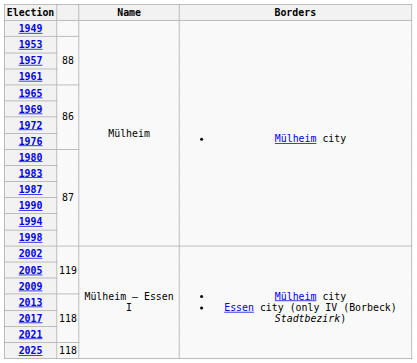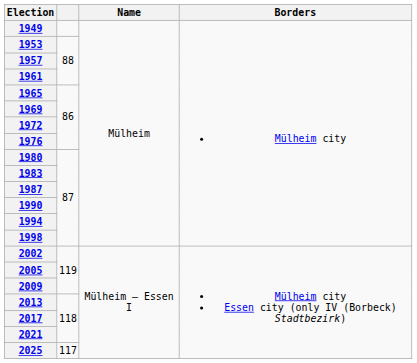(68, 351) 118 -> (68, 351) 117
